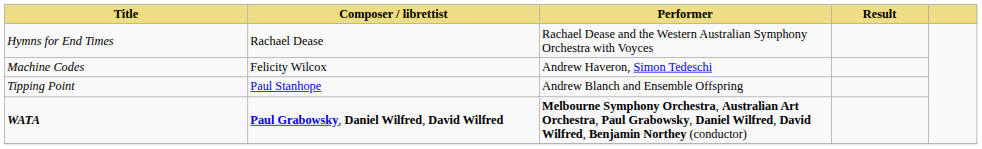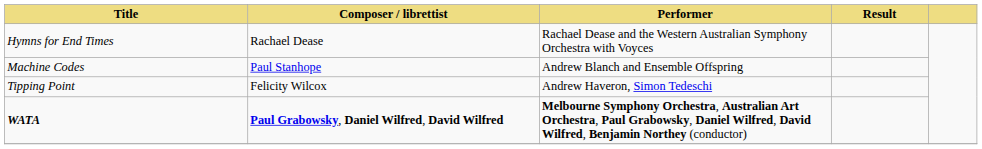(288, 67) Felicity Wilcox -> (286, 67) Paul Stanhope
(627, 67) Andrew Haveron, Simon Tedeschi -> (643, 67) Andrew Blanch and Ensemble Offspring
(286, 86) Paul Stanhope -> (288, 86) Felicity Wilcox
(643, 86) Andrew Blanch and Ensemble Offspring -> (627, 86) Andrew Haveron, Simon Tedeschi
